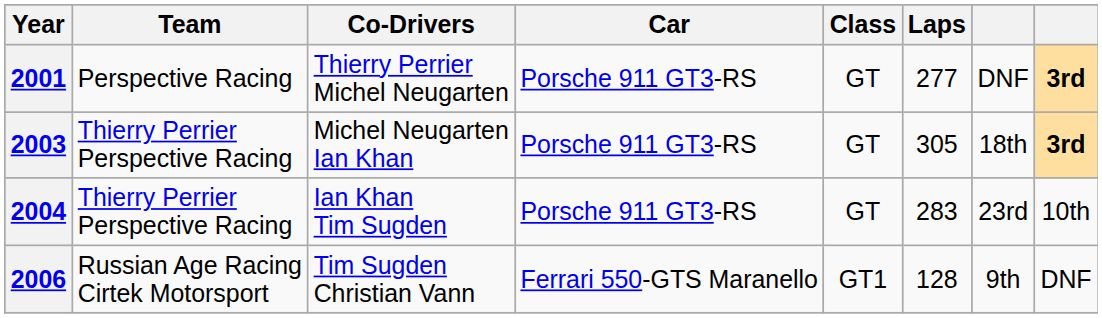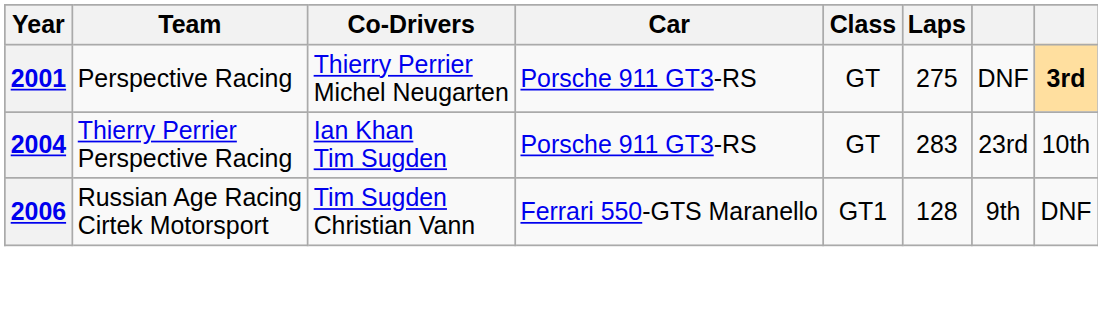(937, 78) 277 -> (937, 78) 275
- row: (38, 145)
